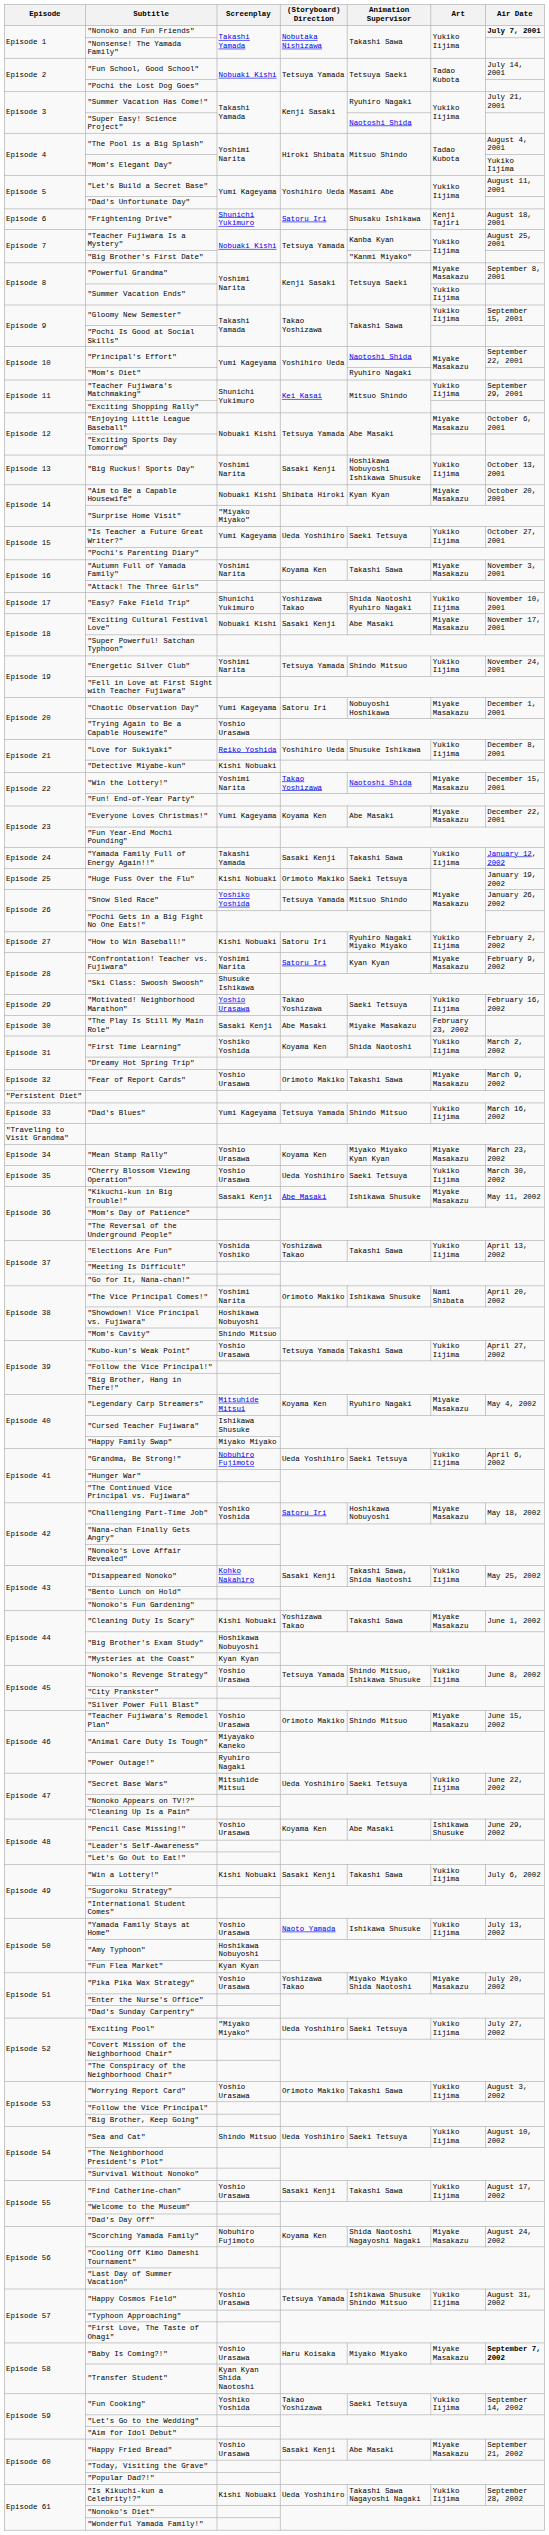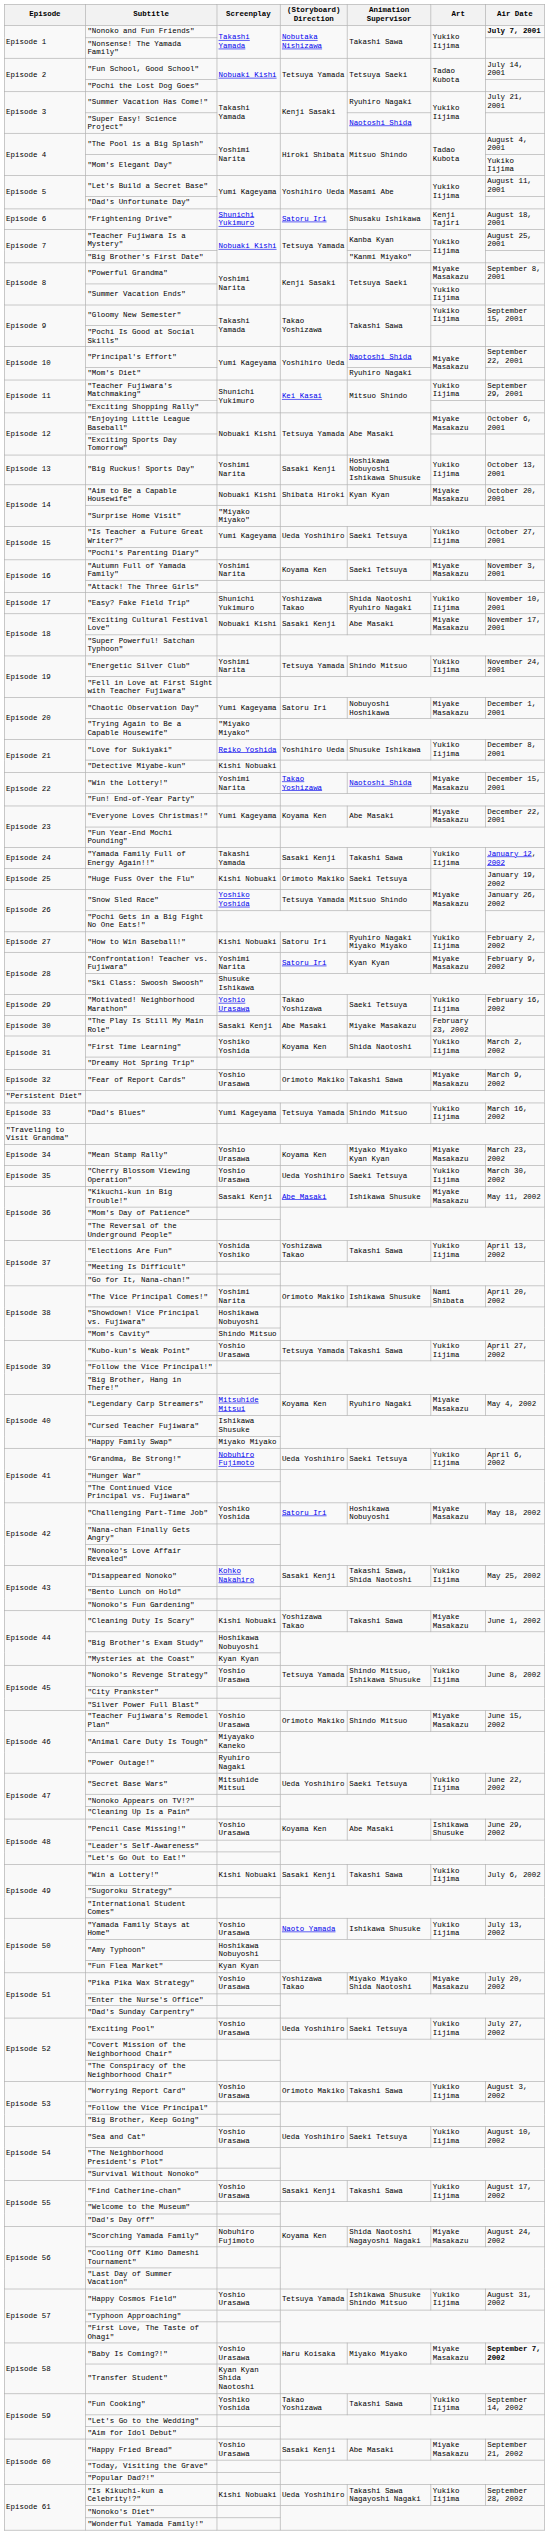(376, 570) Takashi Sawa -> (378, 570) Saeki Tetsuya
(234, 729) Yoshio Urasawa -> (234, 729) "Miyako Miyako"
(234, 2029) "Miyako Miyako" -> (234, 2029) Yoshio Urasawa
(248, 2137) Shindo Mitsuo -> (234, 2137) Yoshio Urasawa
(378, 2404) Saeki Tetsuya -> (376, 2404) Takashi Sawa
